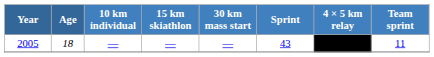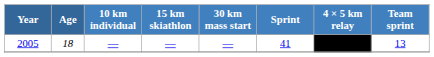(285, 43) 43 -> (285, 43) 41
(400, 43) 11 -> (400, 43) 13
